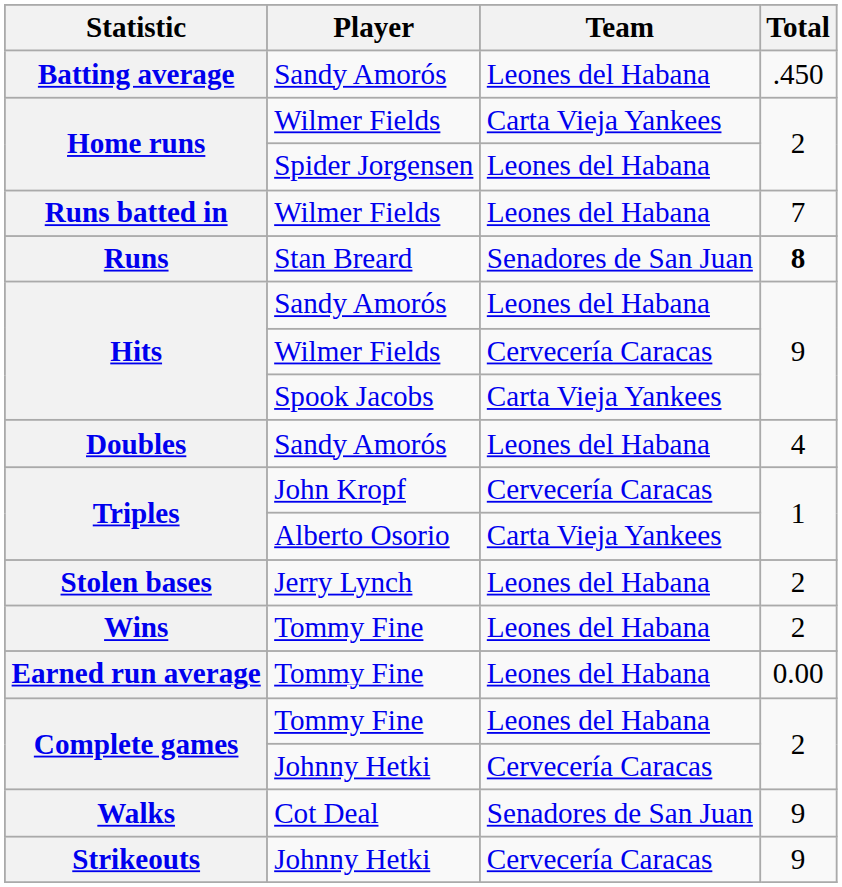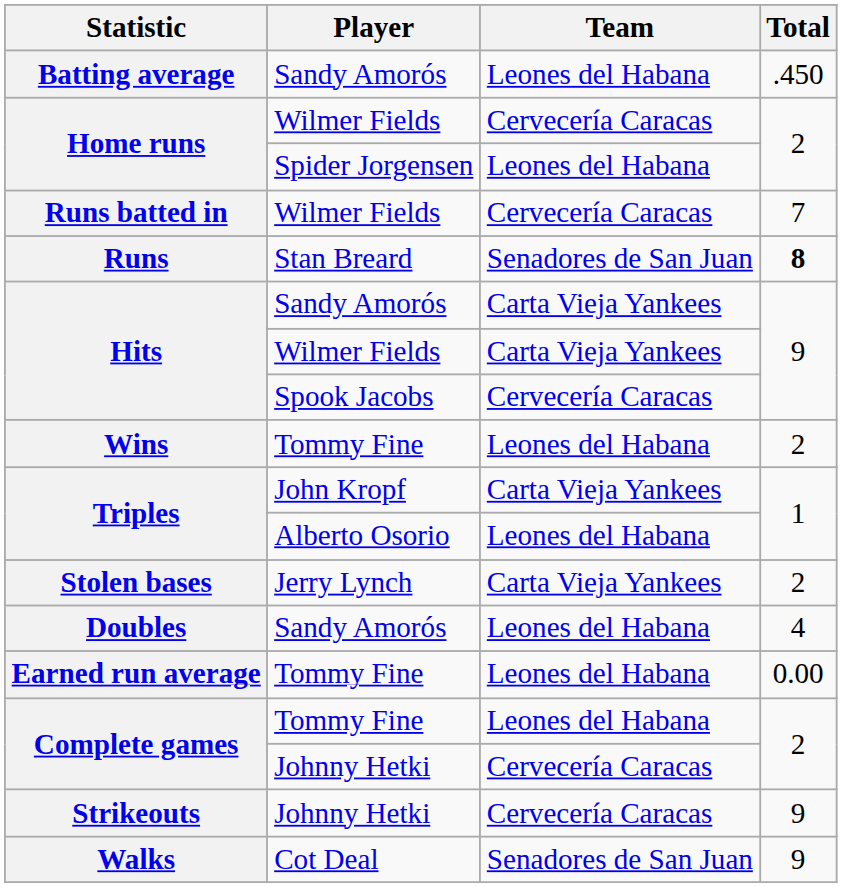(604, 119) Carta Vieja Yankees -> (600, 119) Cervecería Caracas
(598, 212) Leones del Habana -> (600, 212) Cervecería Caracas
(598, 304) Leones del Habana -> (604, 304) Carta Vieja Yankees
(600, 350) Cervecería Caracas -> (604, 350) Carta Vieja Yankees
(604, 397) Carta Vieja Yankees -> (600, 397) Cervecería Caracas
rows swapped: (136, 443) <-> (136, 627)
(600, 489) Cervecería Caracas -> (604, 489) Carta Vieja Yankees
(604, 535) Carta Vieja Yankees -> (598, 535) Leones del Habana
(598, 581) Leones del Habana -> (604, 581) Carta Vieja Yankees
rows swapped: (136, 858) <-> (136, 812)
